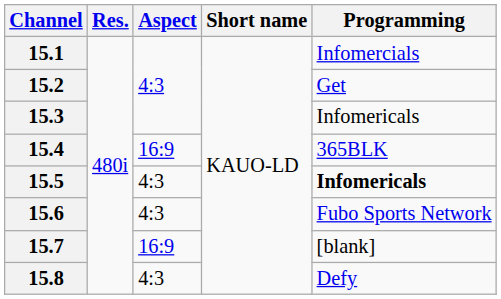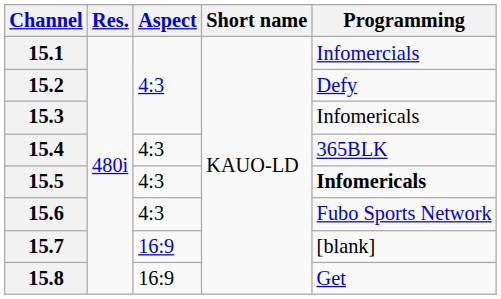(331, 85) Get -> (337, 85) Defy
(156, 149) 16:9 -> (151, 149) 4:3
(151, 278) 4:3 -> (156, 278) 16:9
(337, 278) Defy -> (331, 278) Get
